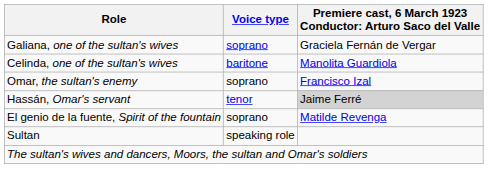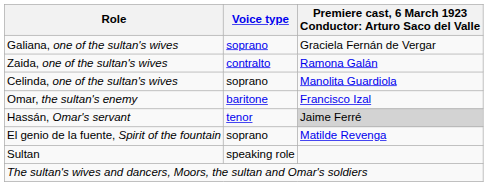+ row: (87, 63)
(247, 63) baritone -> (247, 81) soprano
(247, 81) soprano -> (247, 99) baritone
